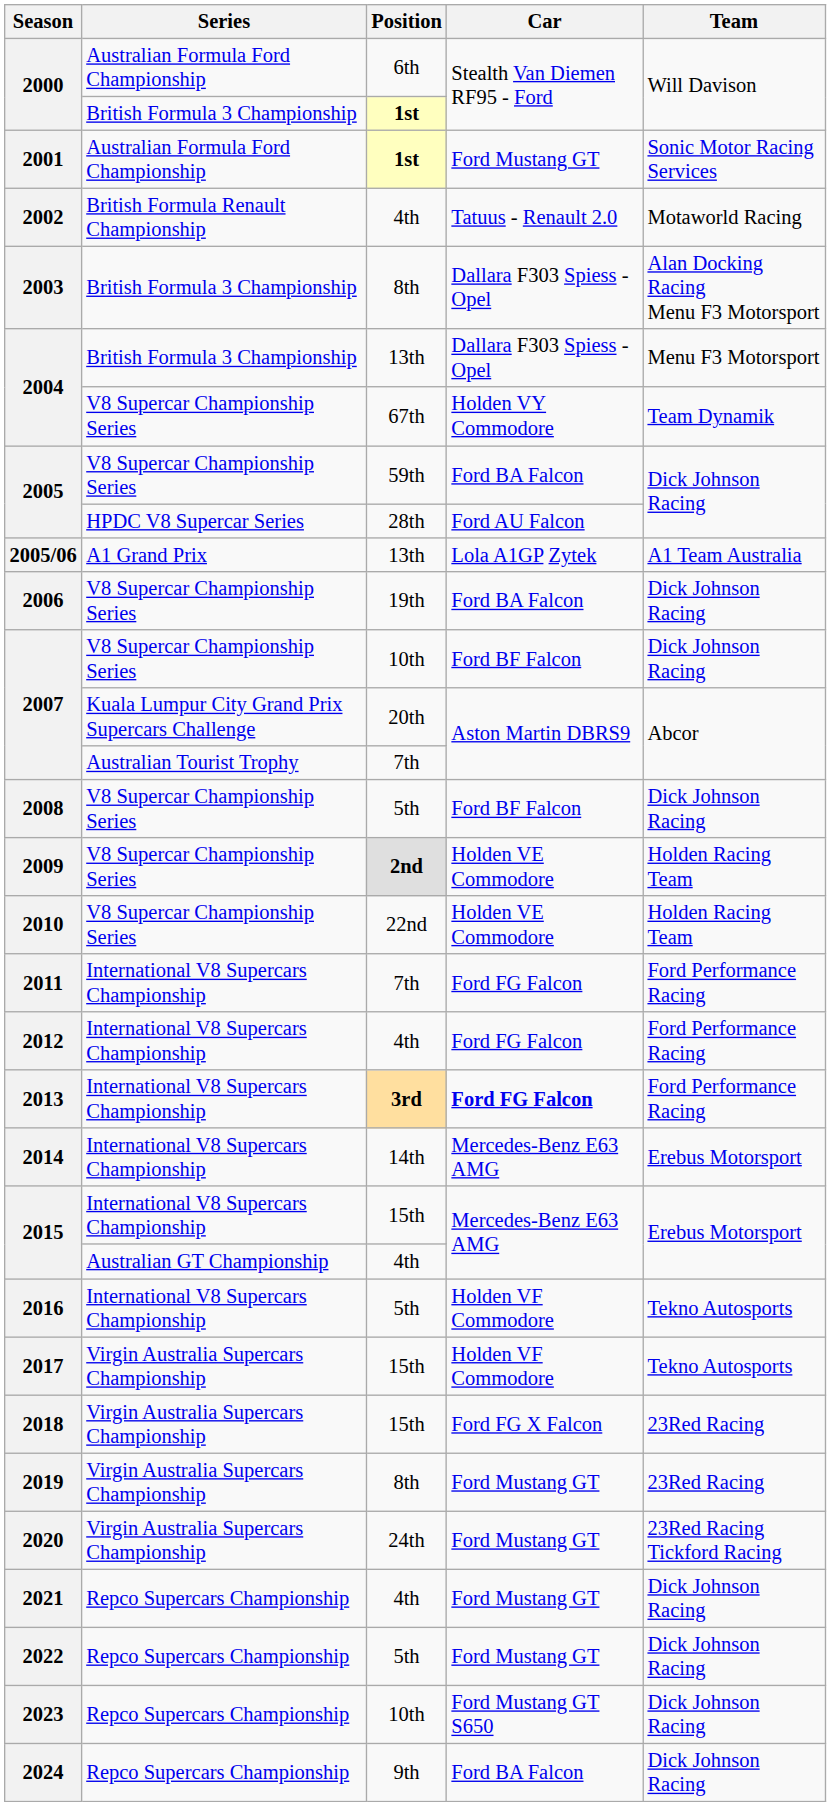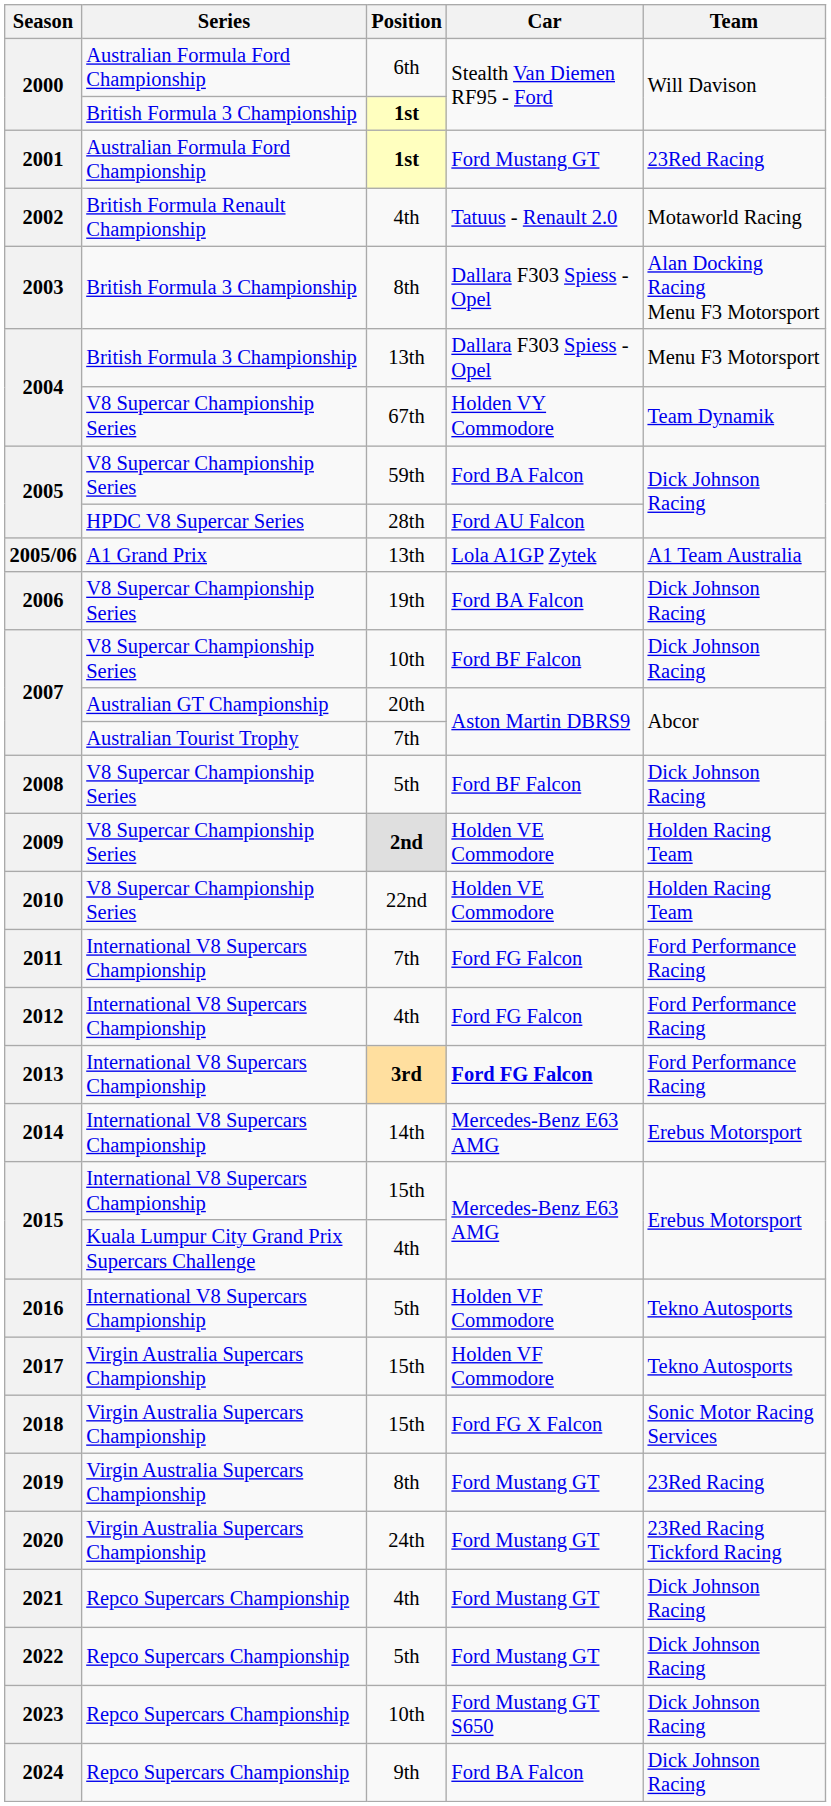(731, 159) Sonic Motor Racing Services -> (706, 159) 23Red Racing
(214, 716) Kuala Lumpur City Grand Prix Supercars Challenge -> (207, 704) Australian GT Championship
(207, 1261) Australian GT Championship -> (214, 1249) Kuala Lumpur City Grand Prix Supercars Challenge
(706, 1423) 23Red Racing -> (731, 1423) Sonic Motor Racing Services
